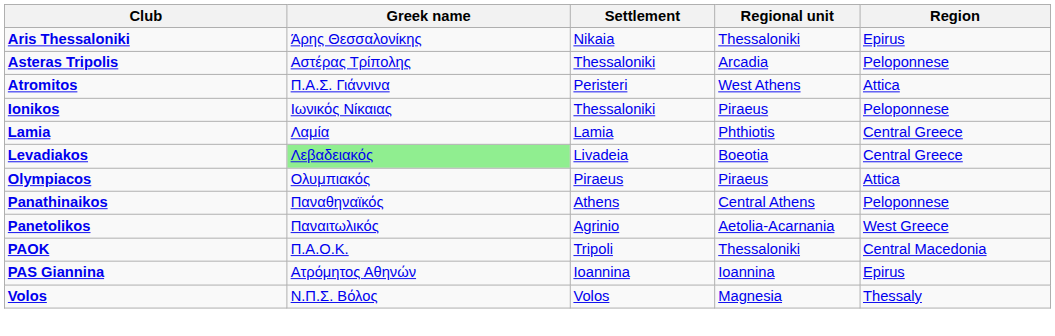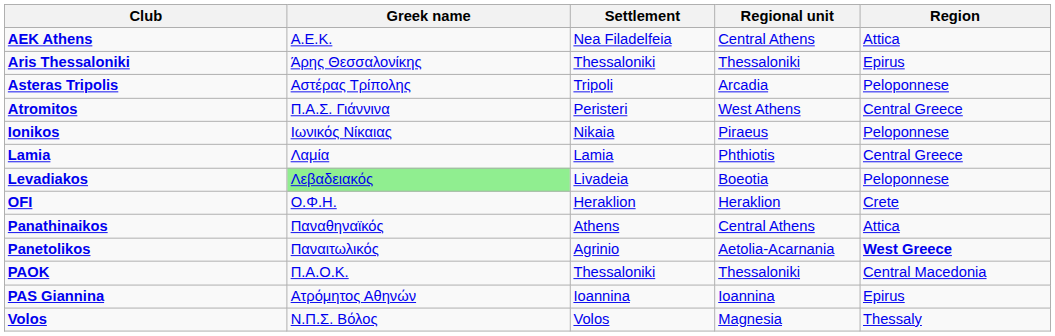+ row: (50, 39)
(594, 39) Nikaia -> (614, 62) Thessaloniki
(614, 62) Thessaloniki -> (593, 86) Tripoli
(881, 86) Attica -> (913, 109) Central Greece
(614, 109) Thessaloniki -> (594, 132) Nikaia
(913, 156) Central Greece -> (906, 179) Peloponnese
+ row: (20, 202)
- row: (50, 179)
(906, 202) Peloponnese -> (881, 226) Attica
(906, 226) normal -> (907, 249) bold
(593, 249) Tripoli -> (614, 272) Thessaloniki
